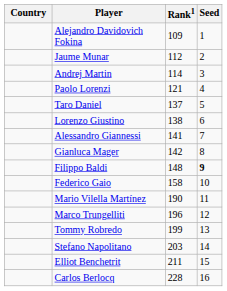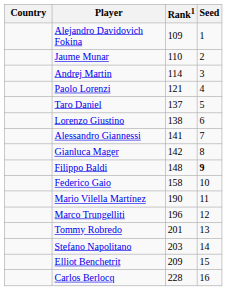(175, 57) 112 -> (175, 57) 110
(175, 230) 199 -> (175, 230) 201
(175, 262) 211 -> (175, 262) 209
